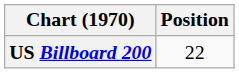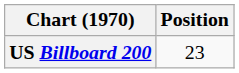(195, 51) 22 -> (195, 51) 23
